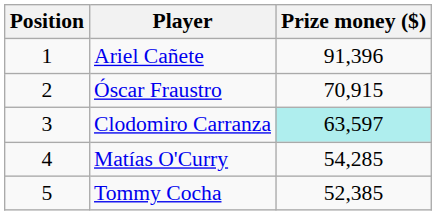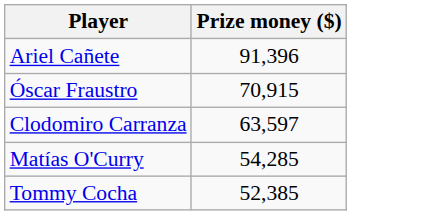- column: (47, 21)
(354, 124) paleturquoise background -> (269, 124) no background
